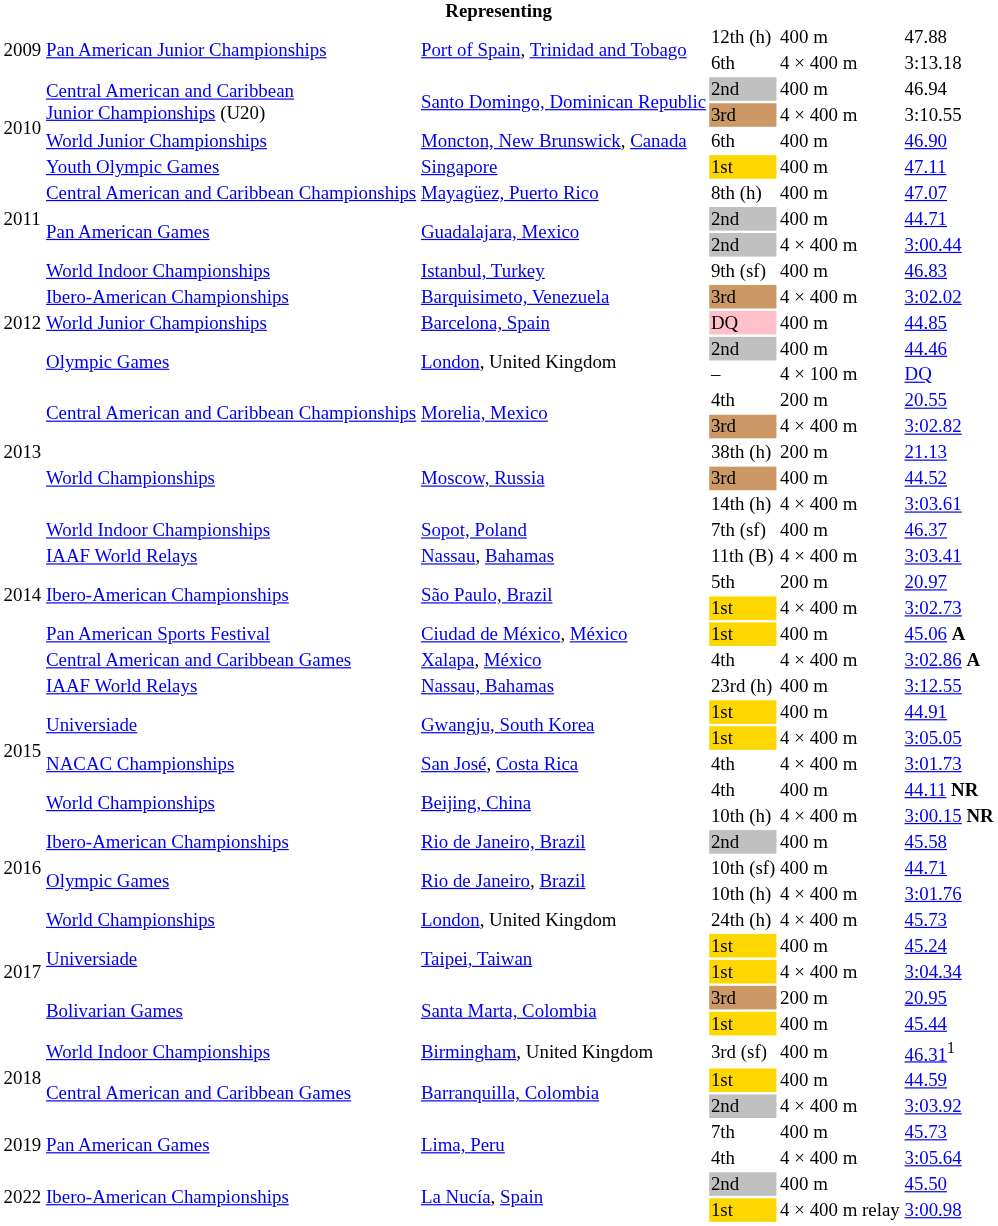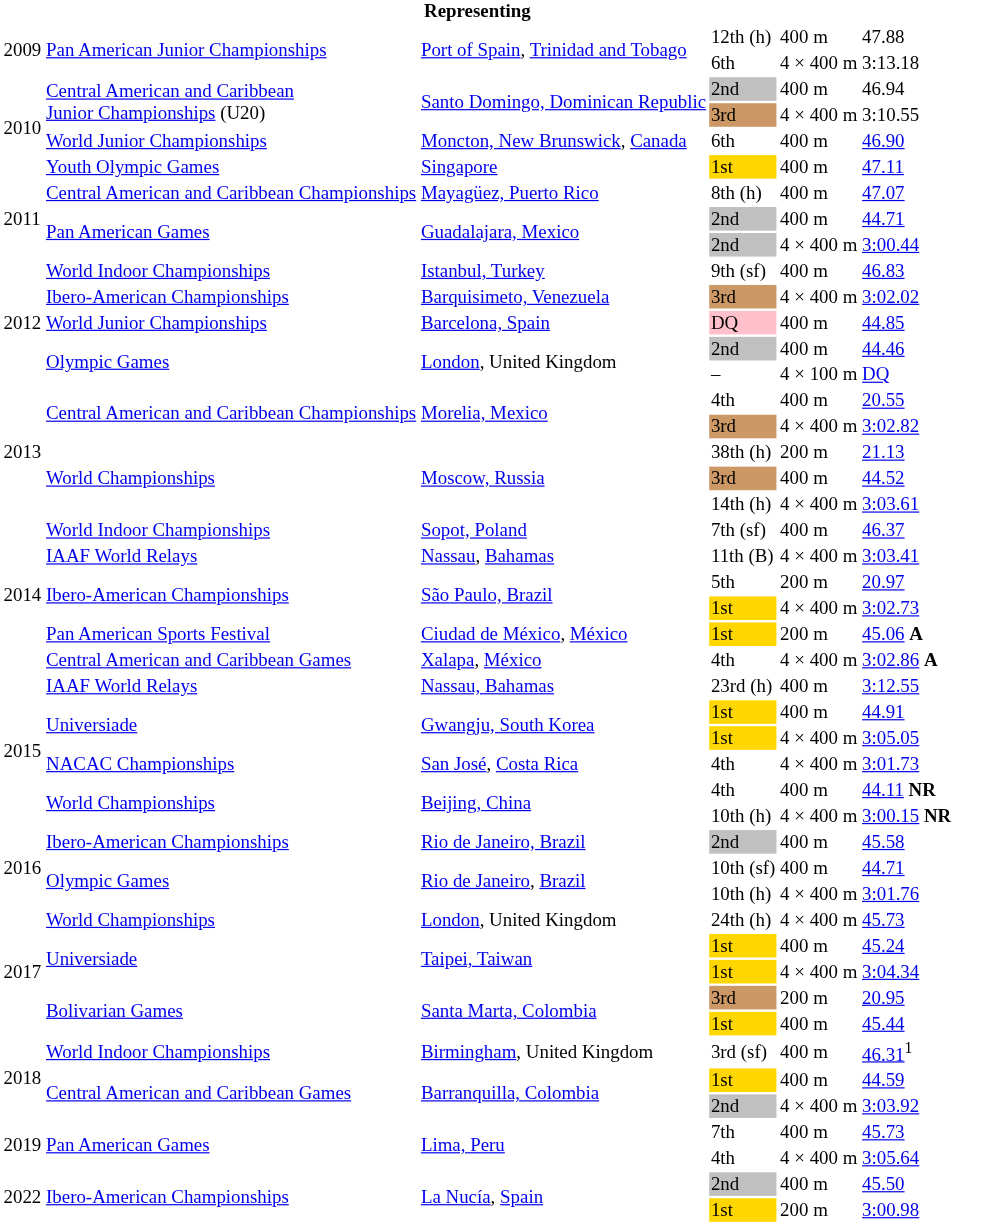(804, 400) 200 m -> (804, 400) 400 m
(804, 634) 400 m -> (804, 634) 200 m
(840, 1210) 4 × 400 m relay -> (804, 1210) 200 m
